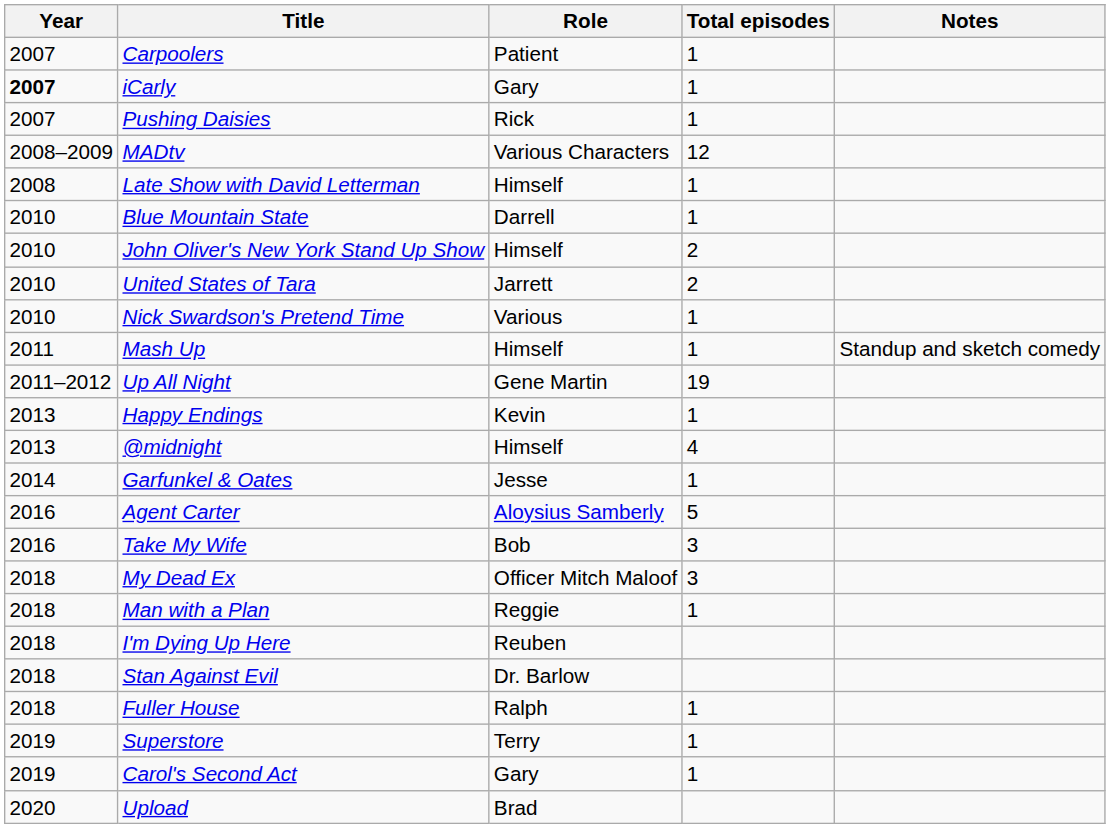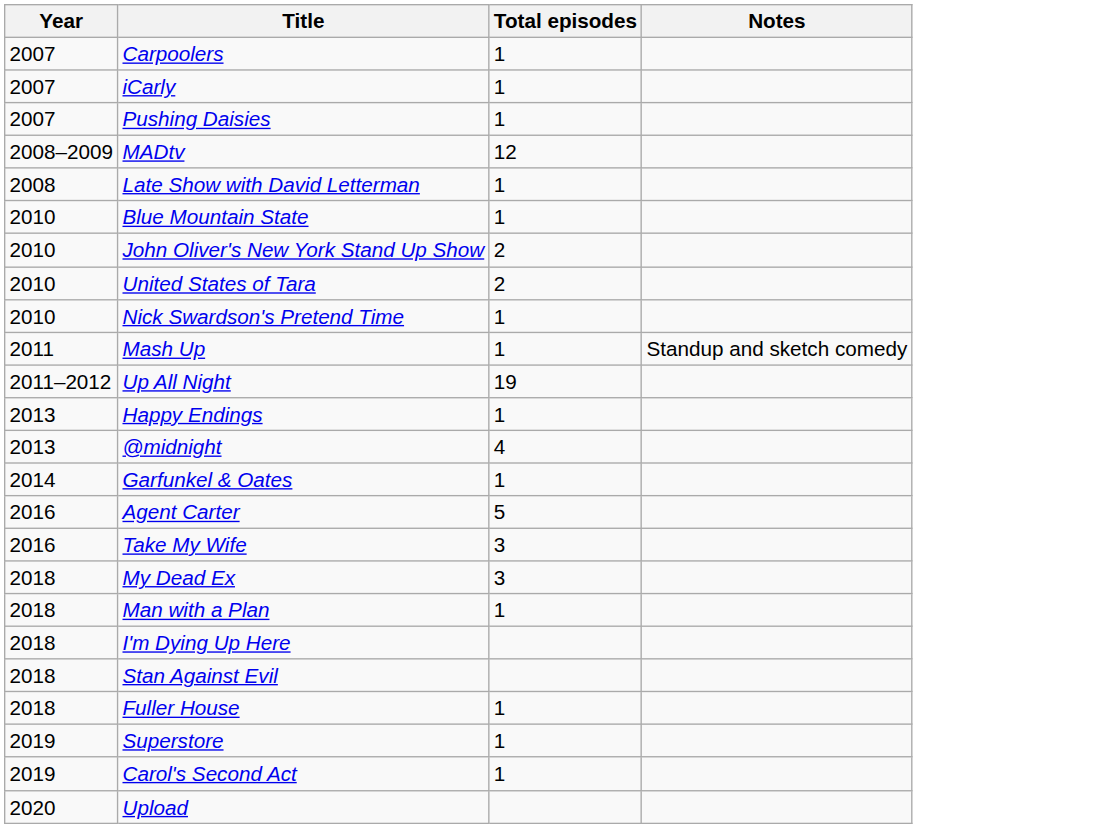- column: (585, 21)
(32, 87) bold -> (32, 87) normal
